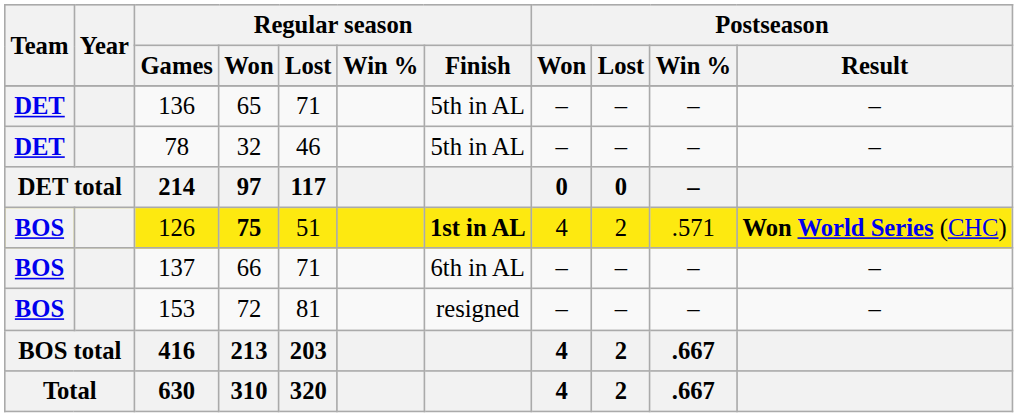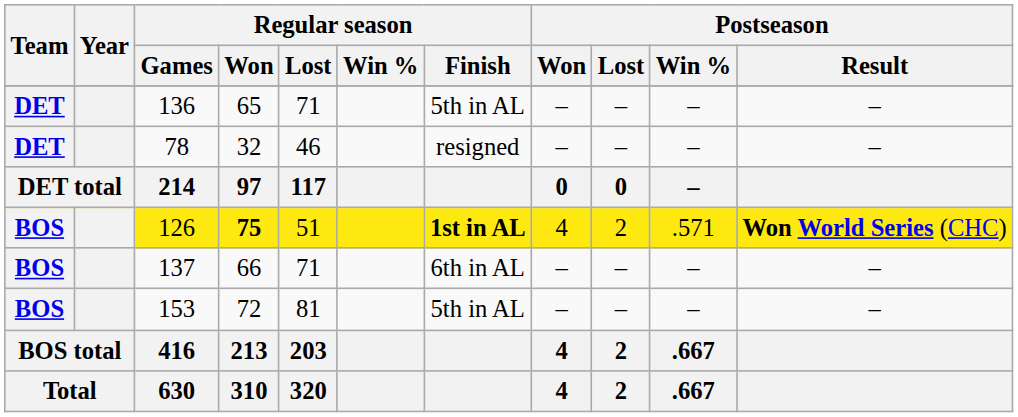(478, 146) 5th in AL -> (478, 146) resigned
(478, 309) resigned -> (478, 309) 5th in AL
